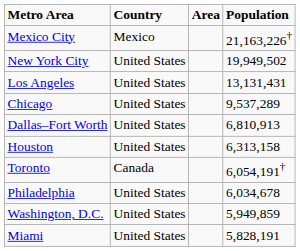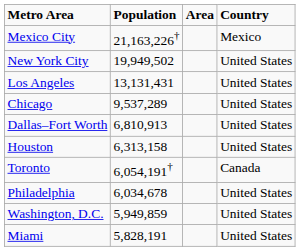columns swapped: (257, 15) <-> (138, 15)
